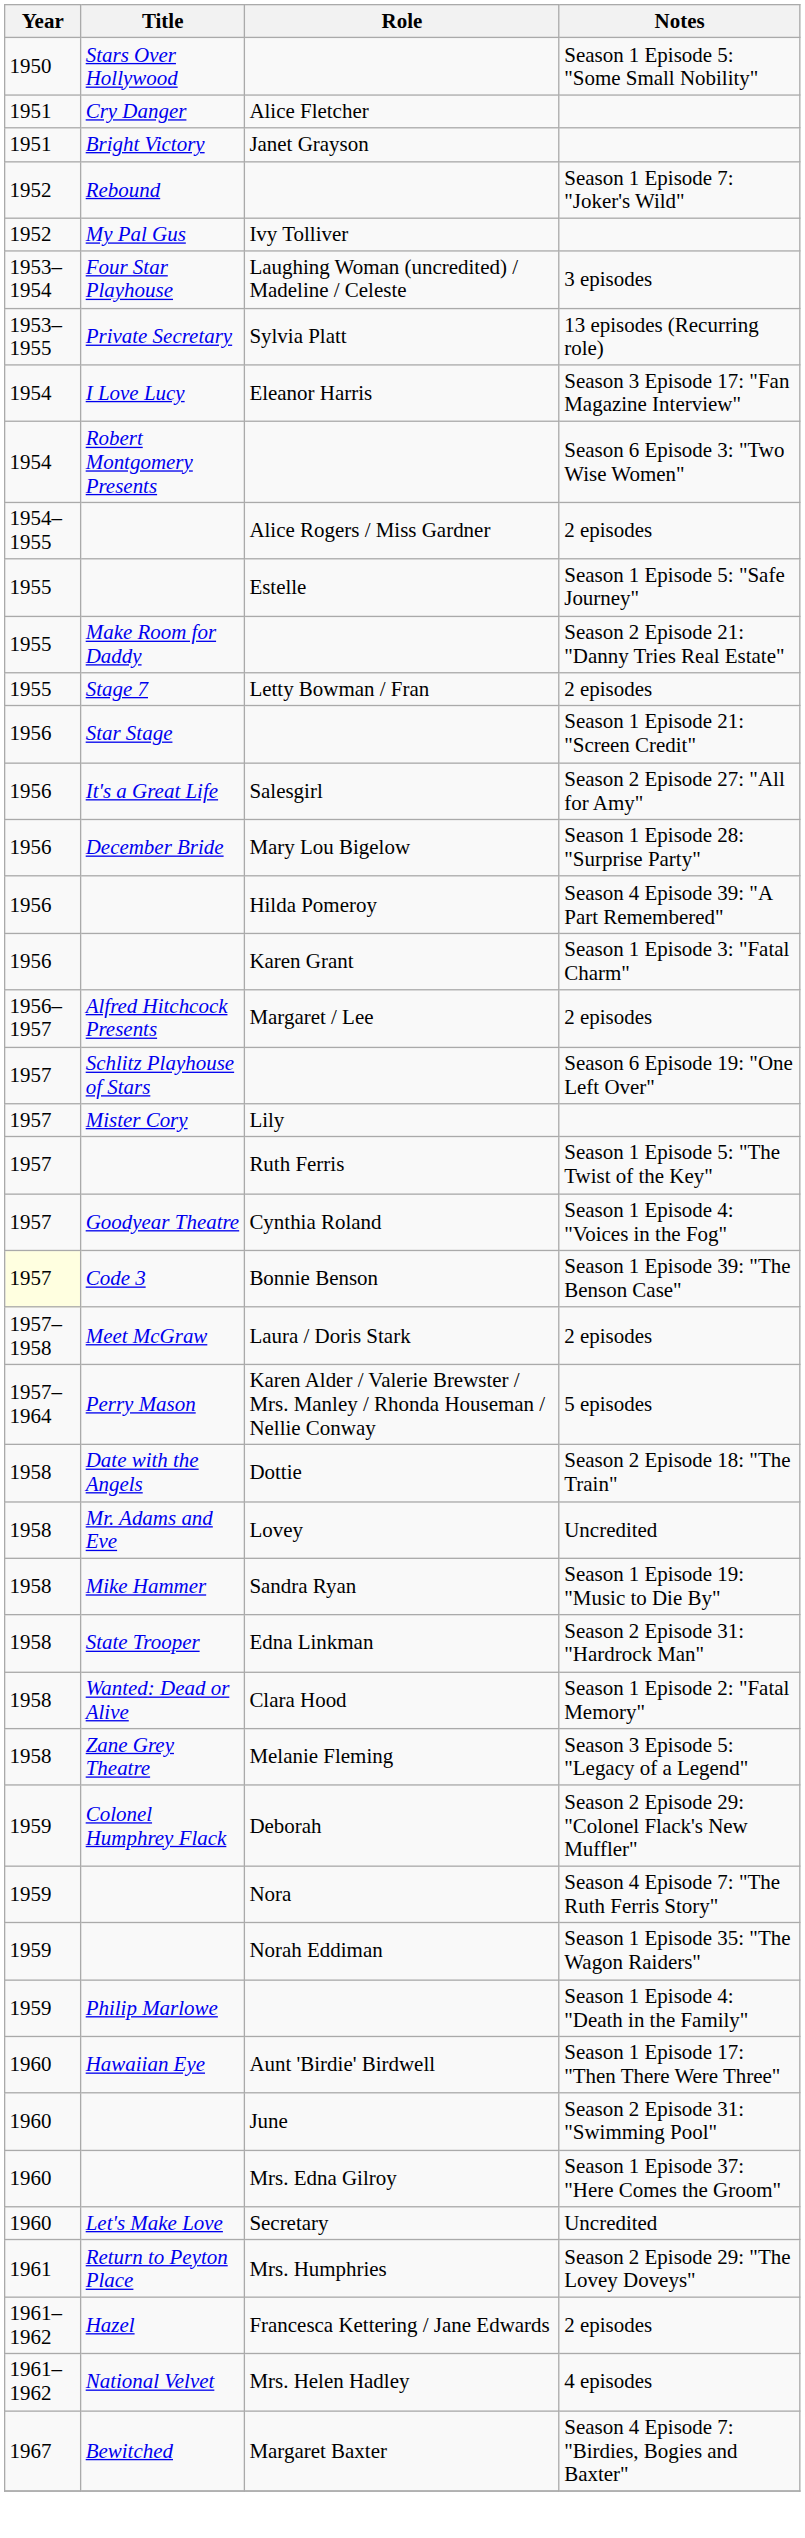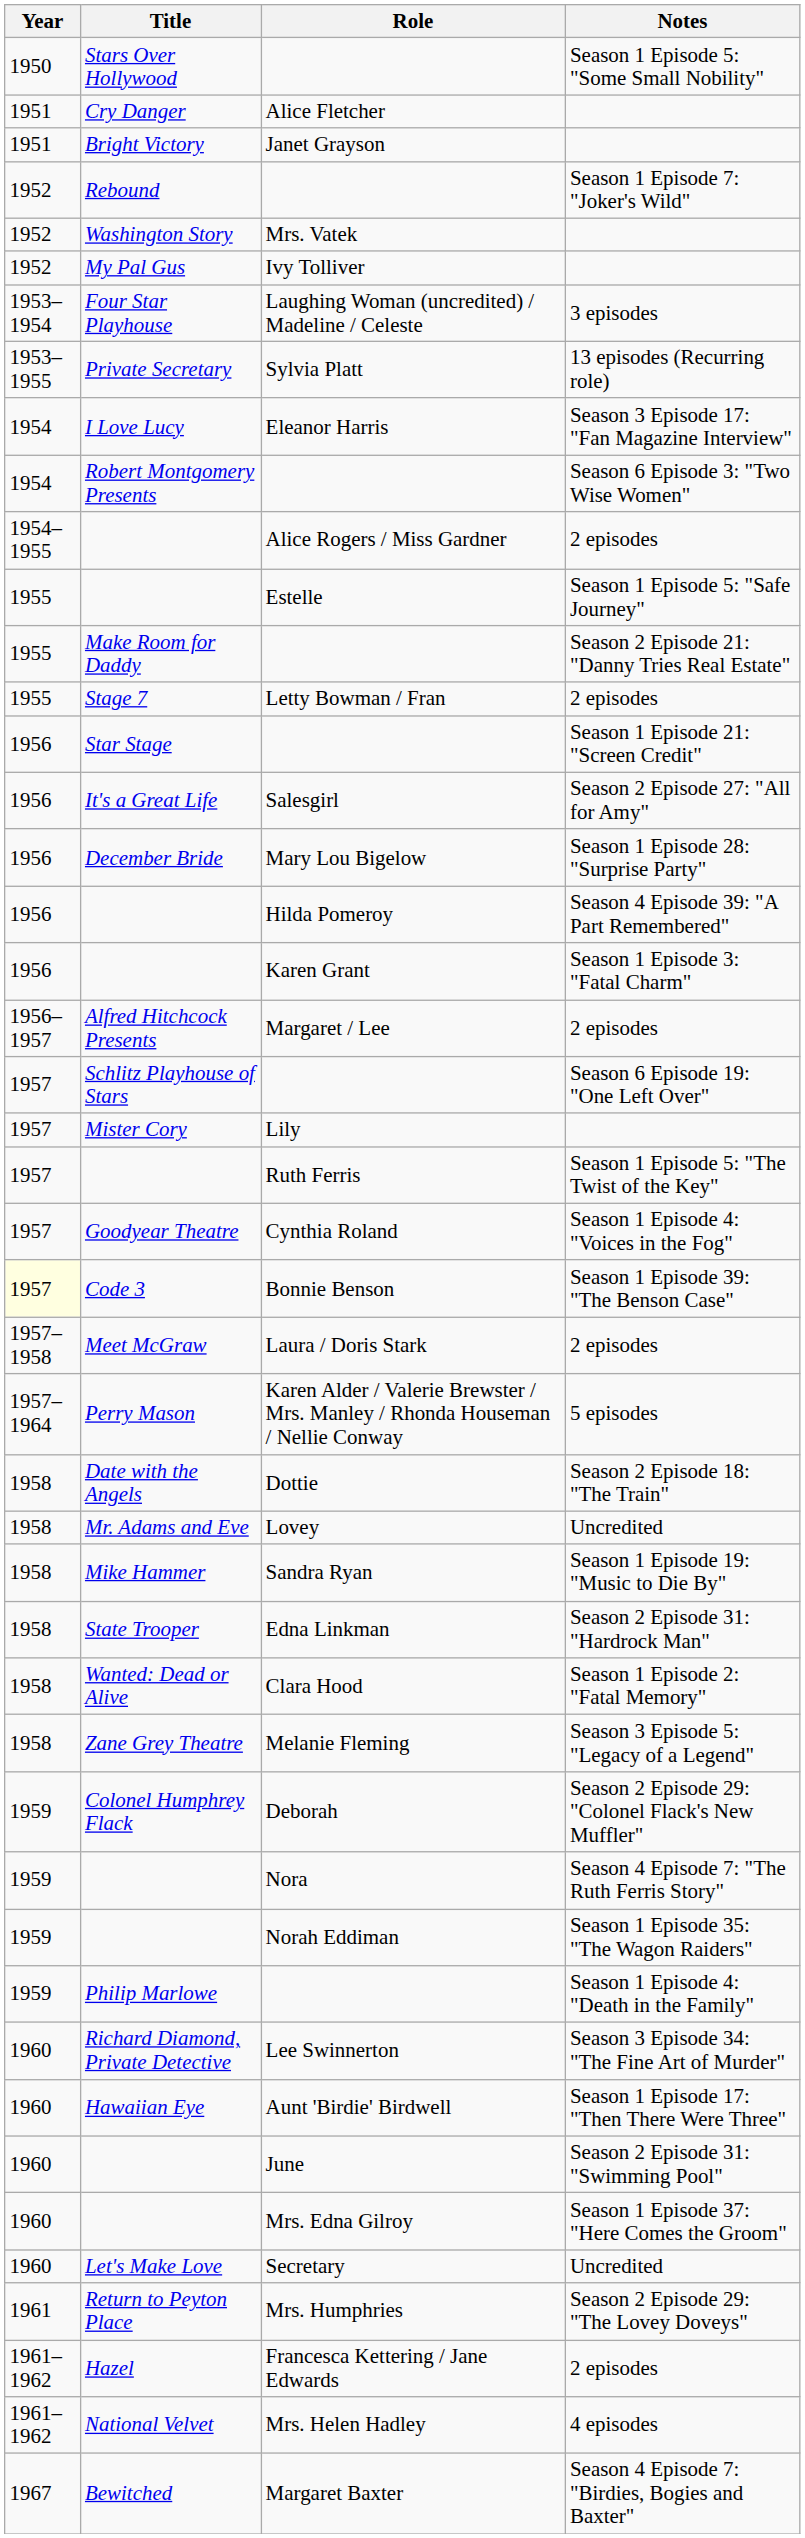+ row: (159, 234)
+ row: (163, 2050)
